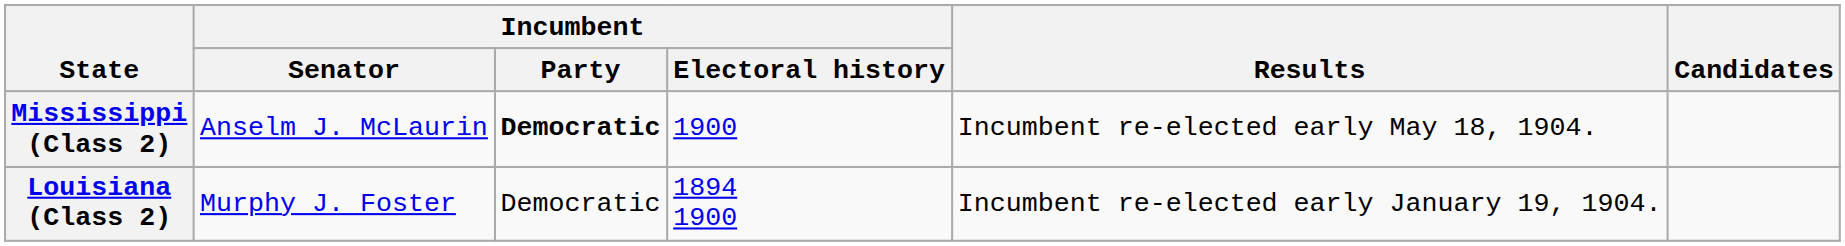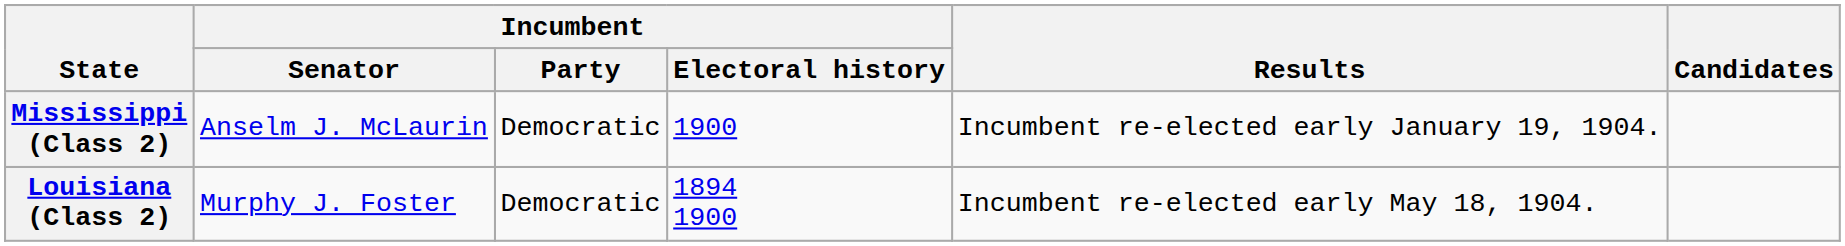(581, 129) bold -> (581, 129) normal
(1278, 129) Incumbent re-elected early May 18, 1904. -> (1310, 129) Incumbent re-elected early January 19, 1904.
(1310, 203) Incumbent re-elected early January 19, 1904. -> (1278, 203) Incumbent re-elected early May 18, 1904.
